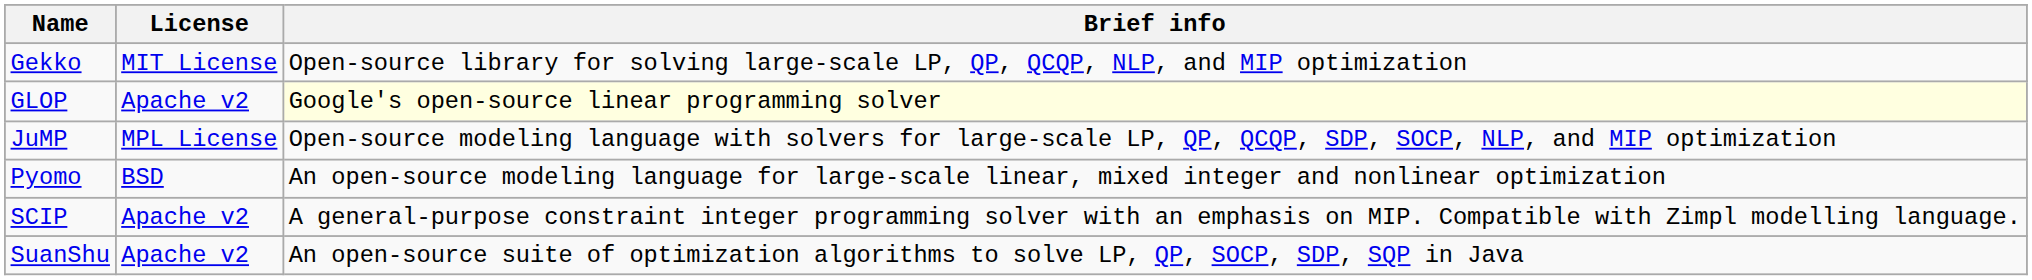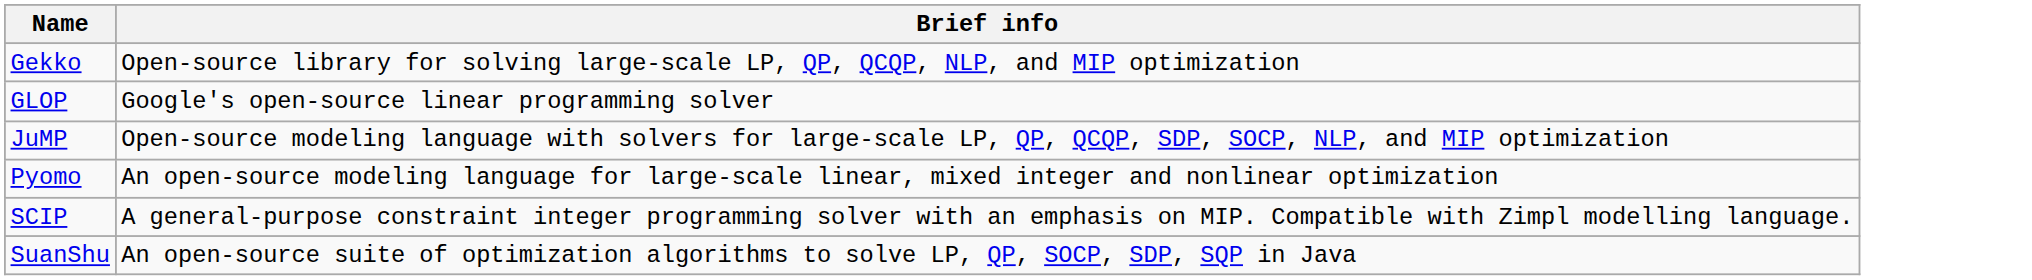- column: (199, 24)
(615, 101) lightyellow background -> (448, 101) no background
